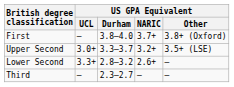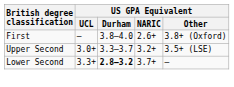(146, 37) 3.7+ -> (146, 37) 2.6+
(116, 62) normal -> (116, 62) bold
(146, 62) 2.6+ -> (146, 62) 3.7+
- row: (18, 75)
